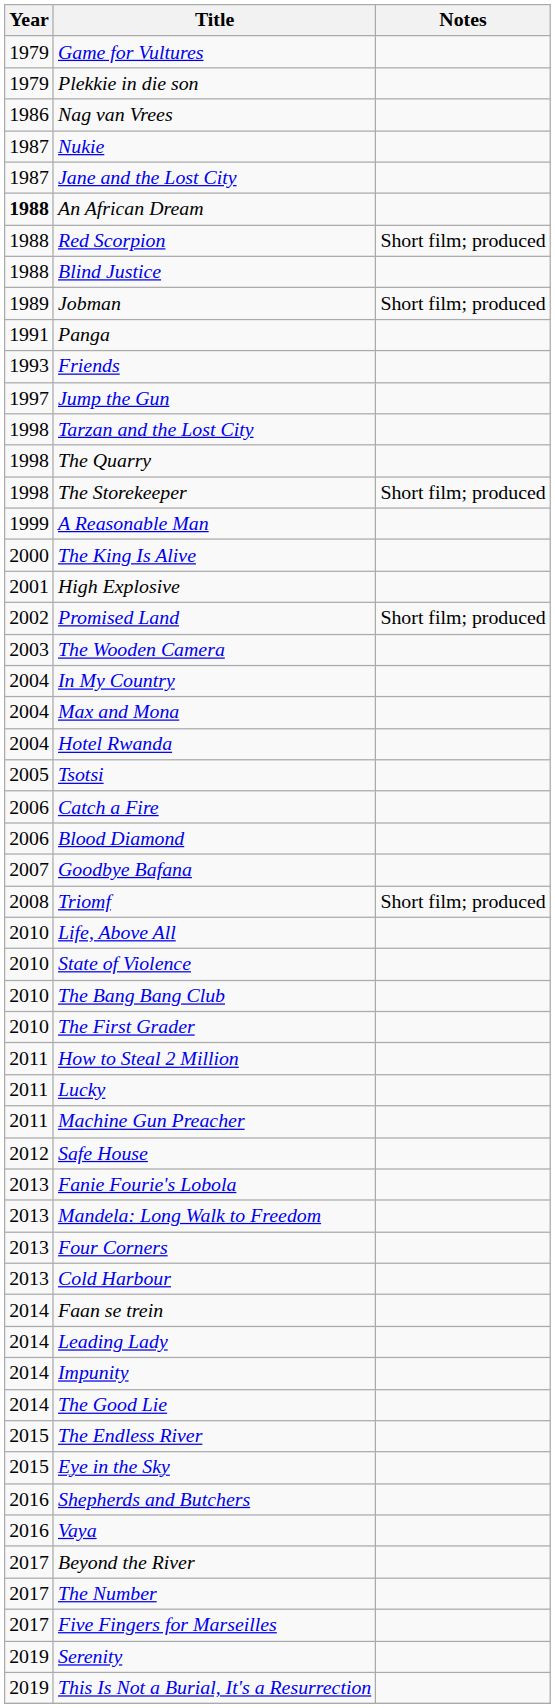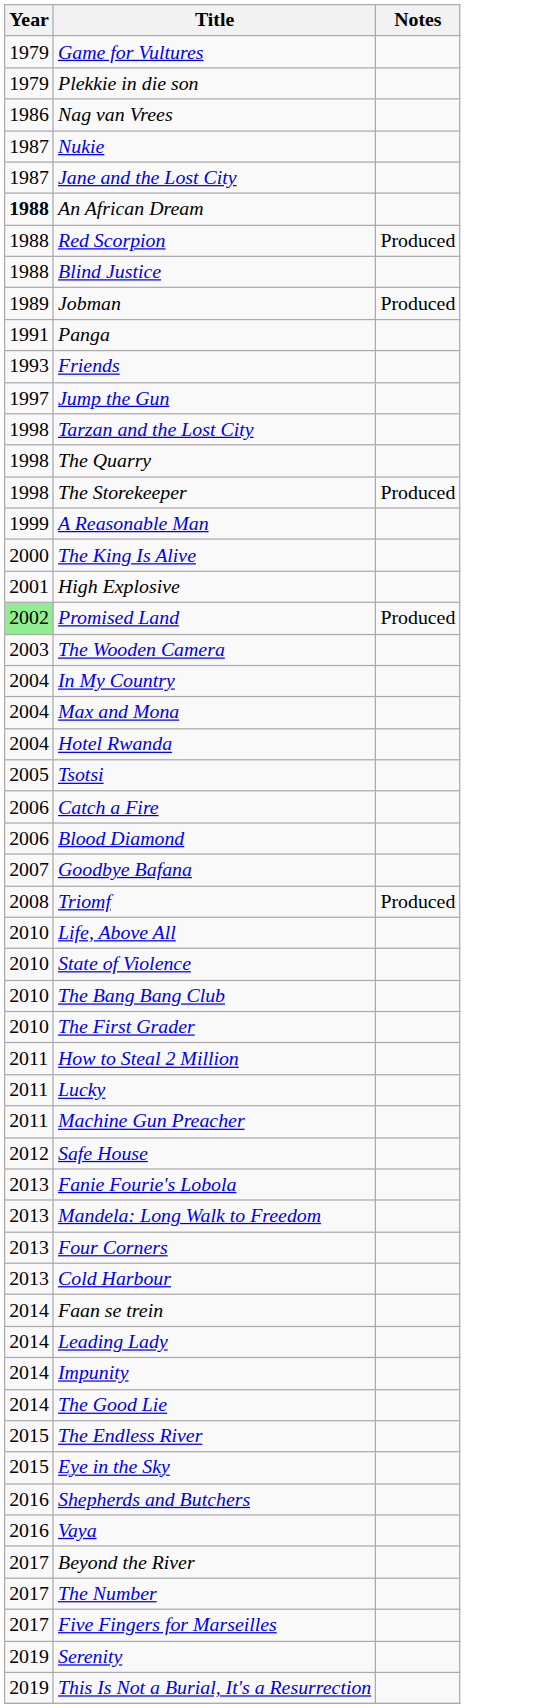(463, 240) Short film; produced -> (418, 240) Produced
(463, 303) Short film; produced -> (418, 303) Produced
(463, 492) Short film; produced -> (418, 492) Produced
(29, 618) no background -> (29, 618) lightgreen background
(463, 618) Short film; produced -> (418, 618) Produced
(463, 901) Short film; produced -> (418, 901) Produced
